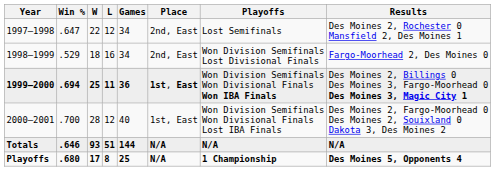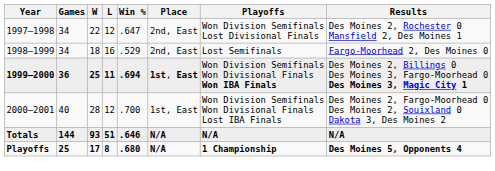columns swapped: (132, 12) <-> (72, 12)
(242, 31) Lost Semifinals -> (263, 31) Won Division Semifinals Lost Divisional Finals
(263, 56) Won Division Semifinals Lost Divisional Finals -> (242, 51) Lost Semifinals
